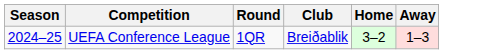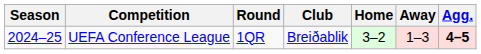+ column: (458, 15)
